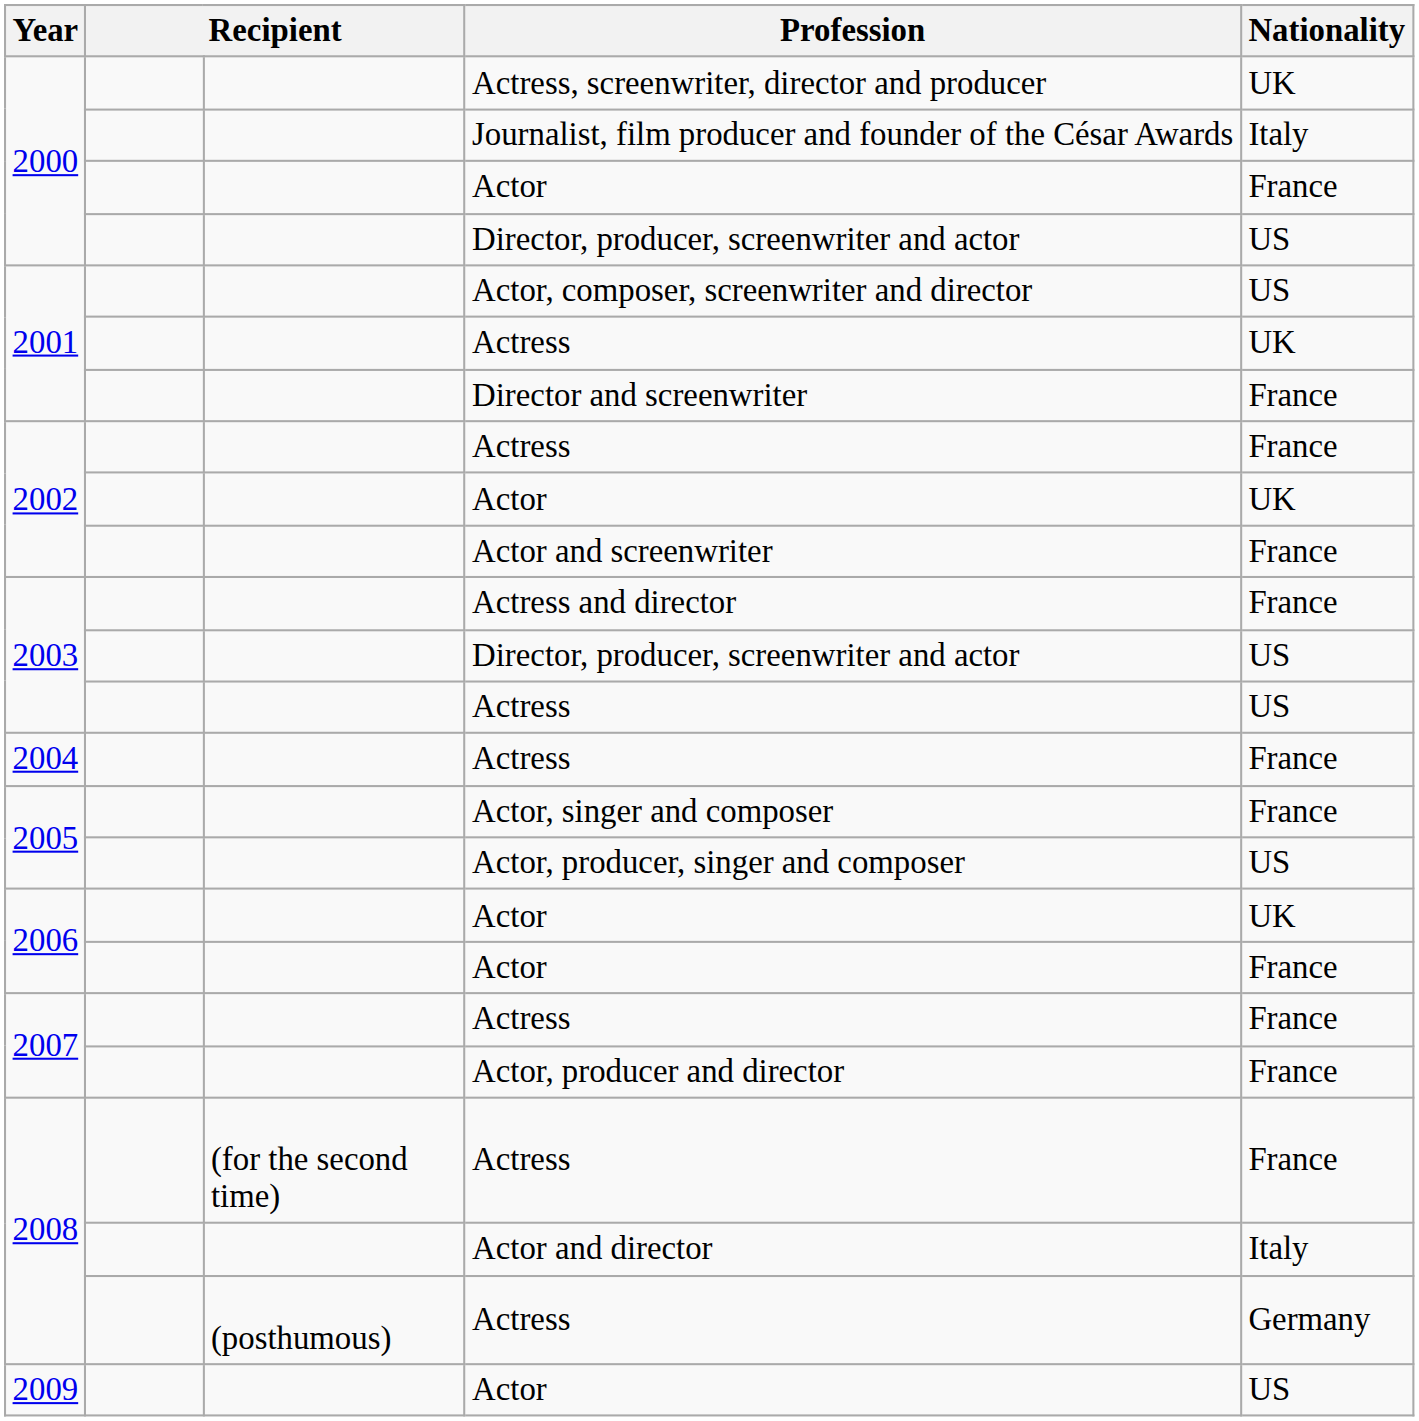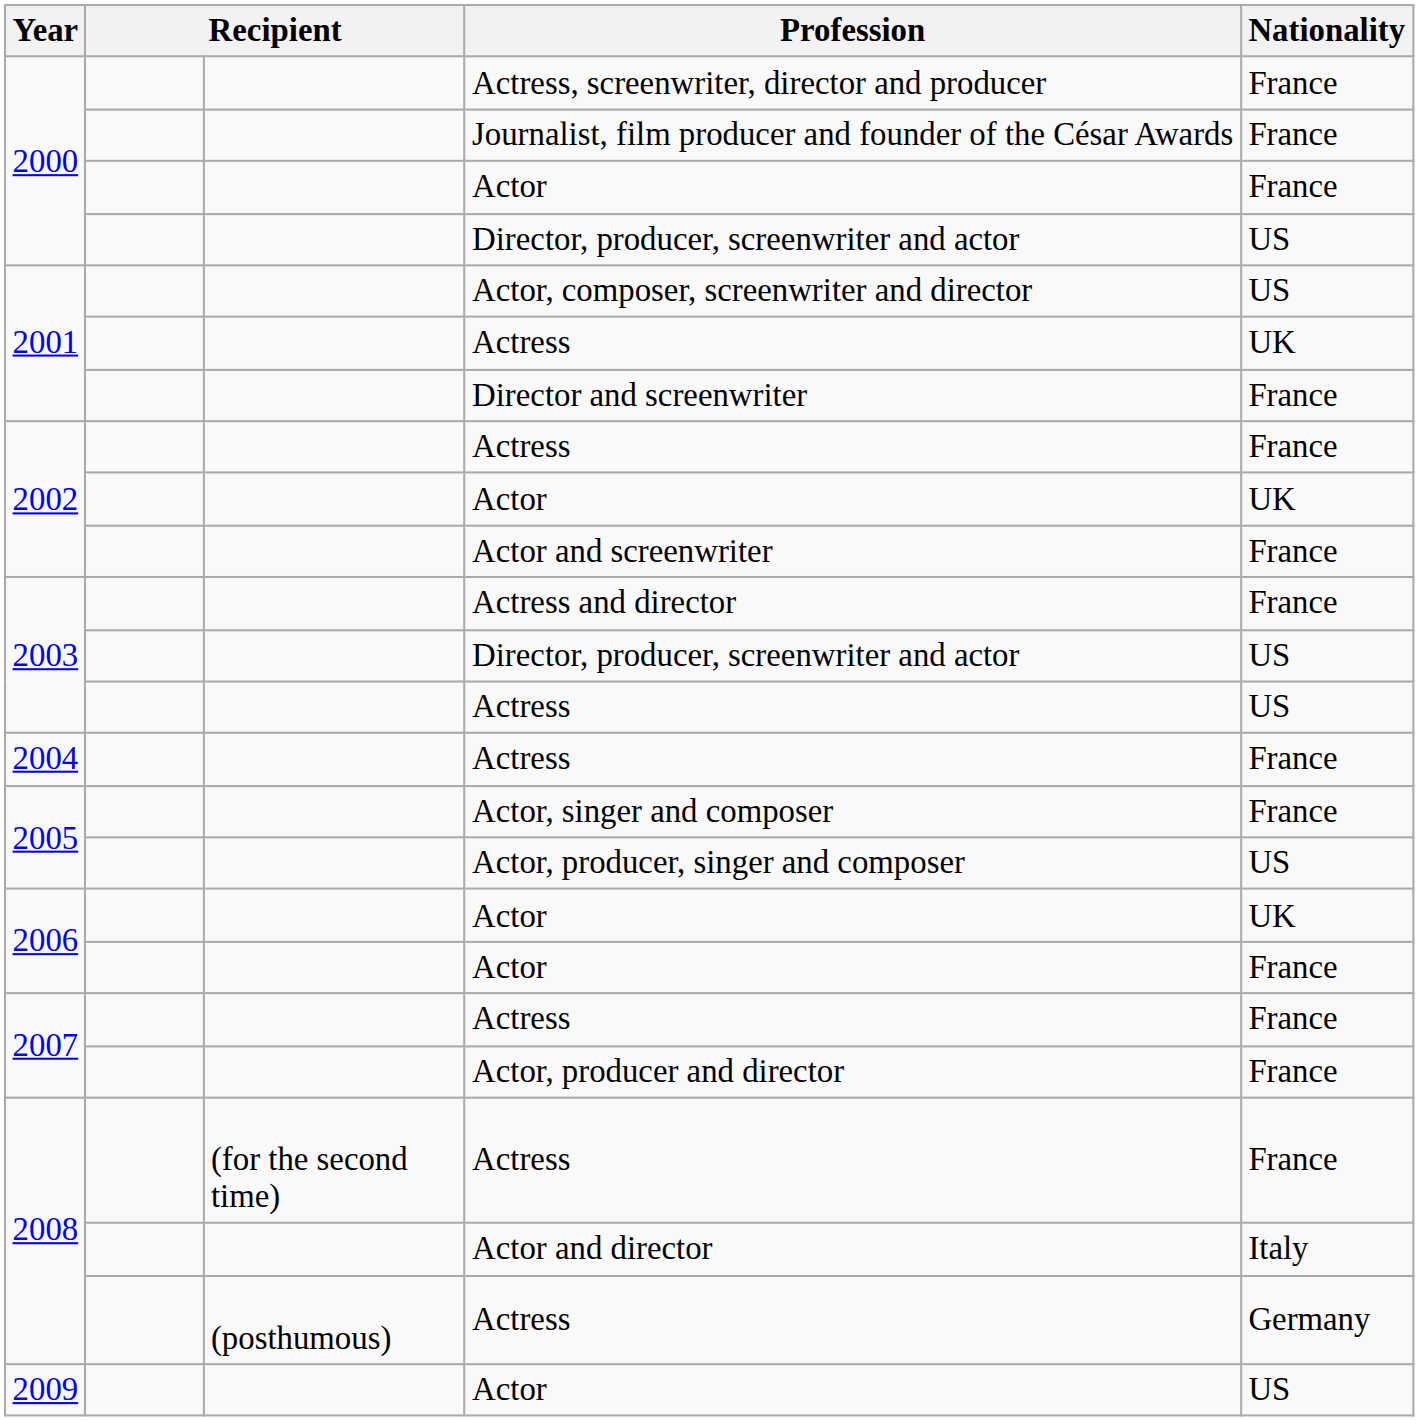(1272, 82) UK -> (1293, 82) France
(1278, 134) Italy -> (1293, 134) France
